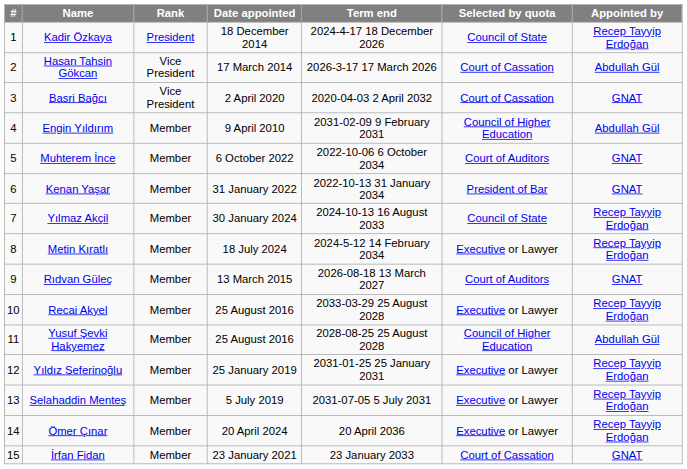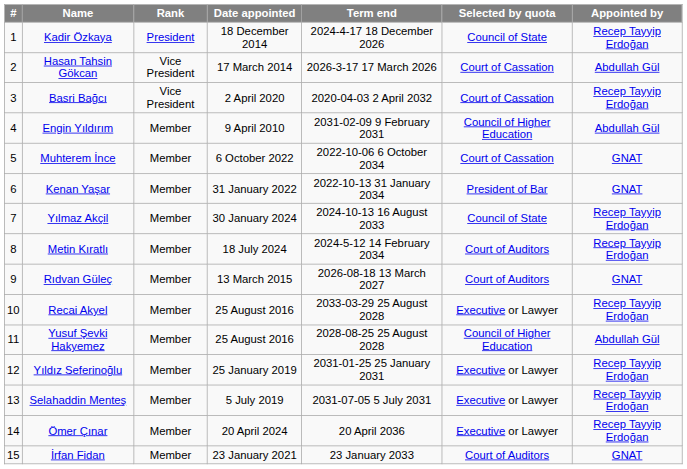(627, 98) GNAT -> (627, 98) Recep Tayyip Erdoğan
(507, 159) Court of Auditors -> (507, 159) Court of Cassation
(507, 250) Executive or Lawyer -> (507, 250) Court of Auditors
(507, 455) Court of Cassation -> (507, 455) Court of Auditors
